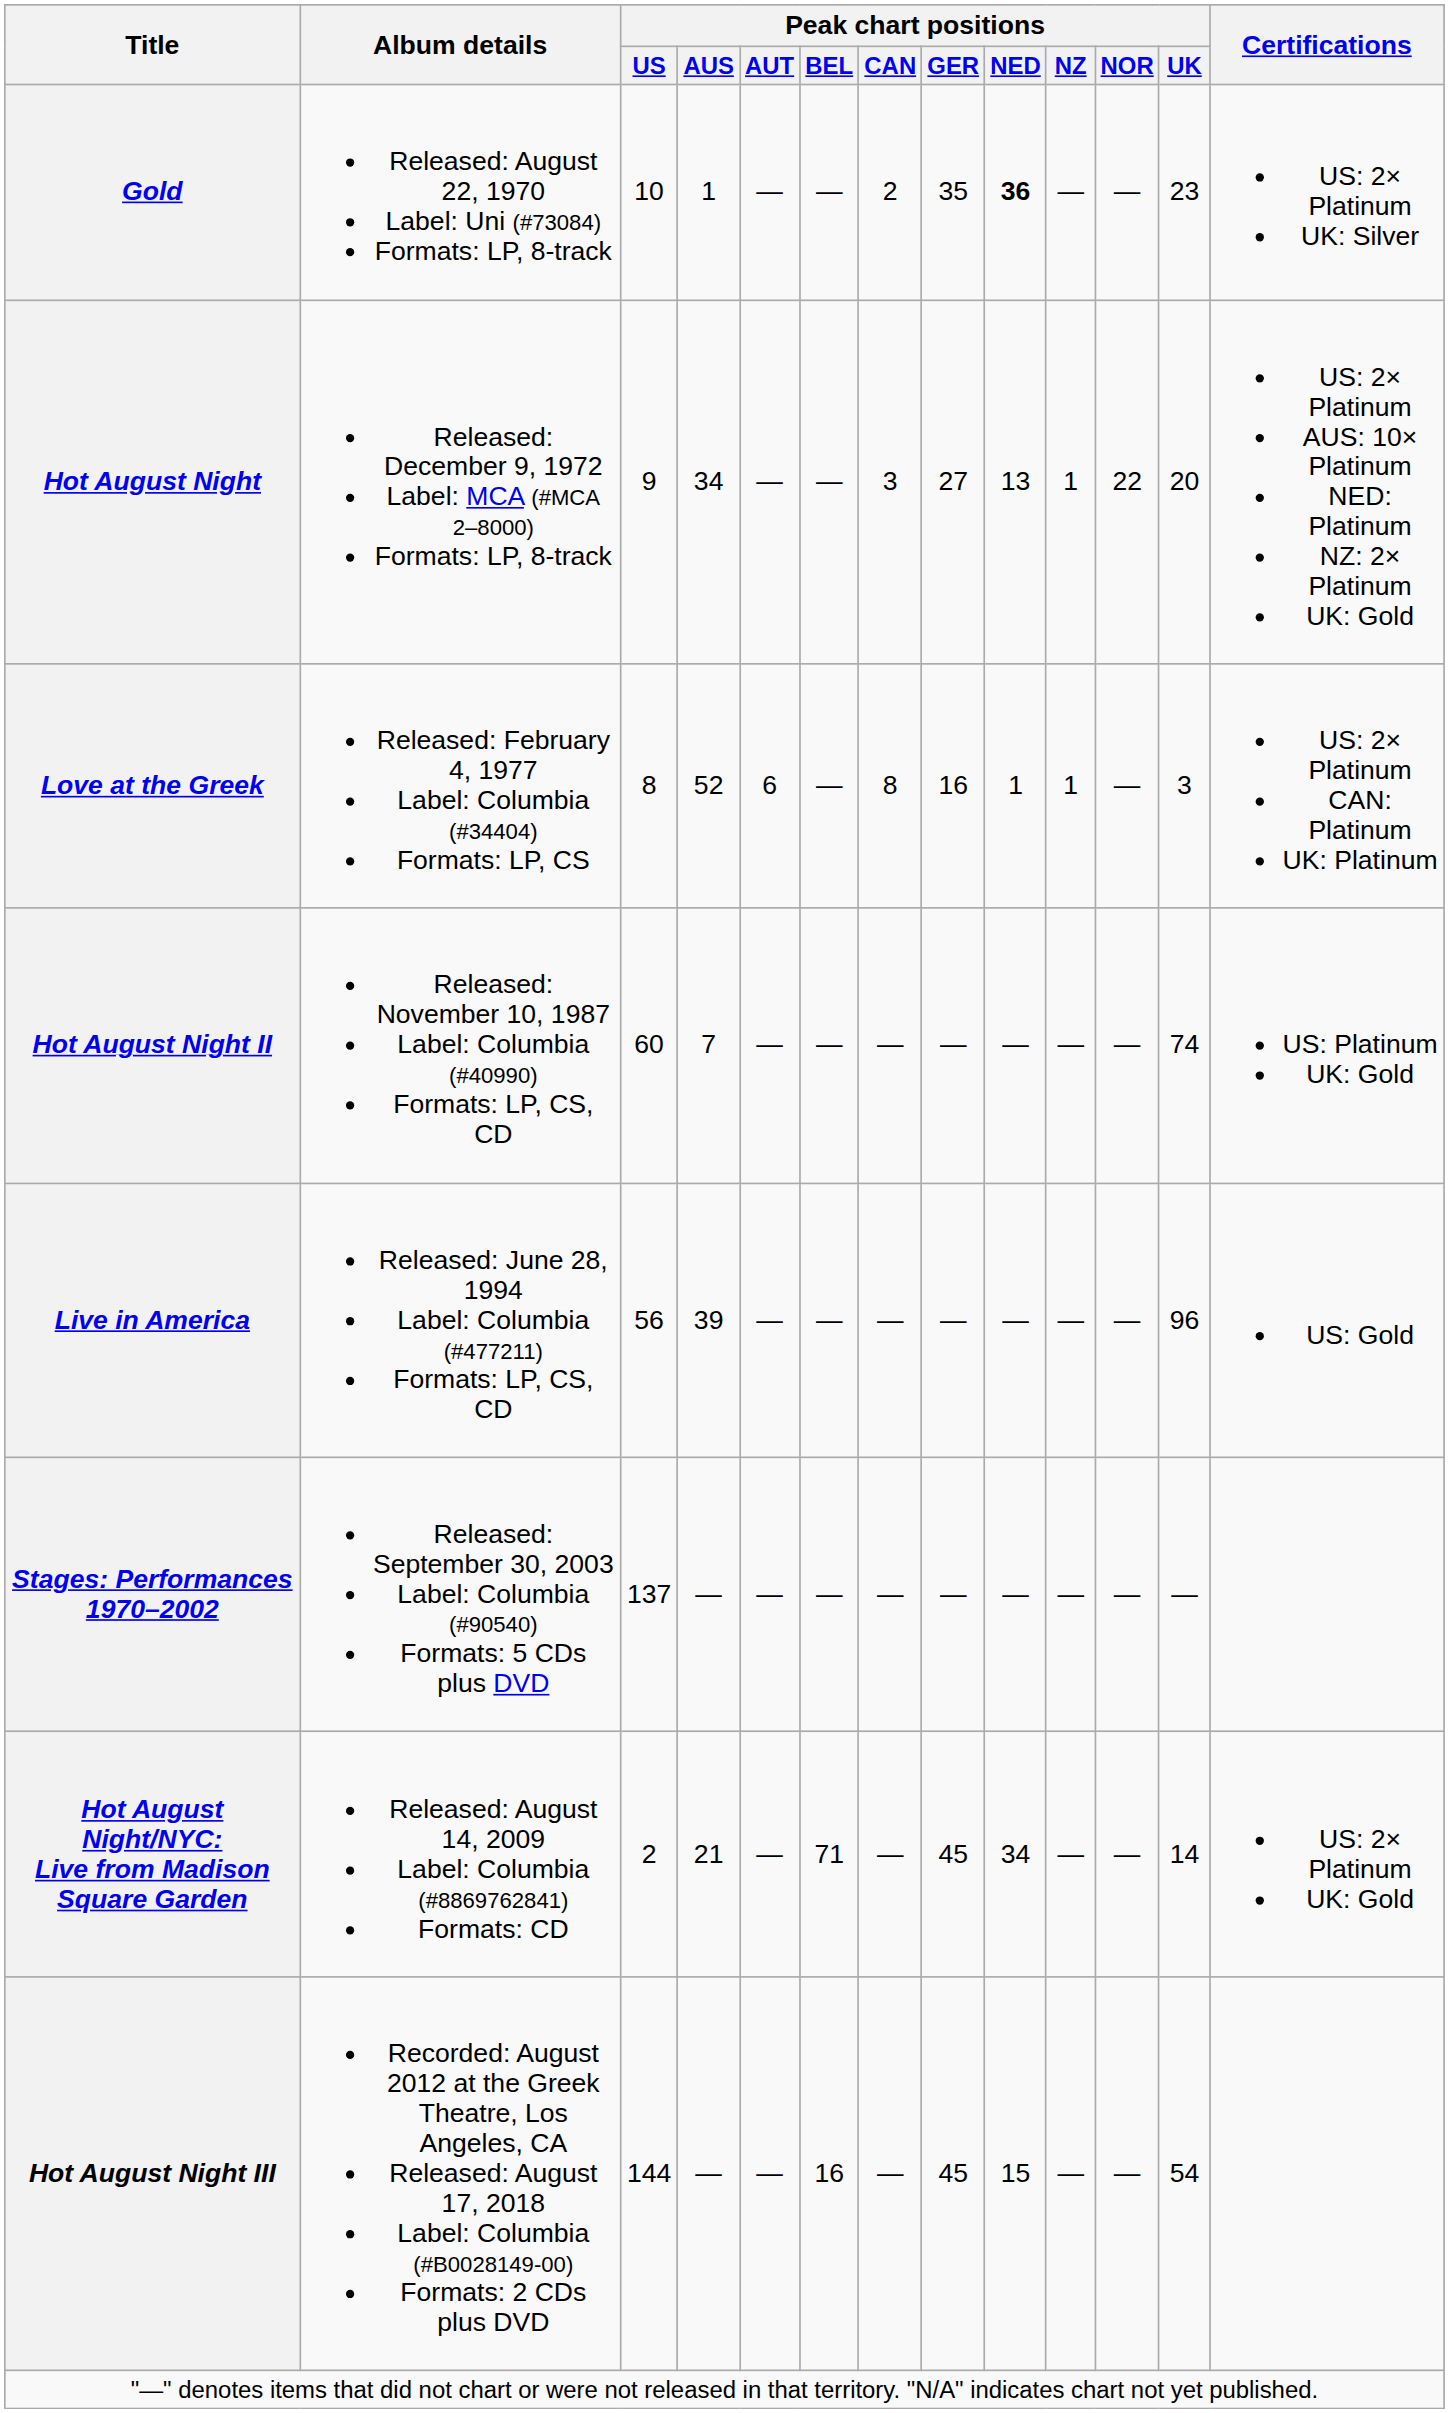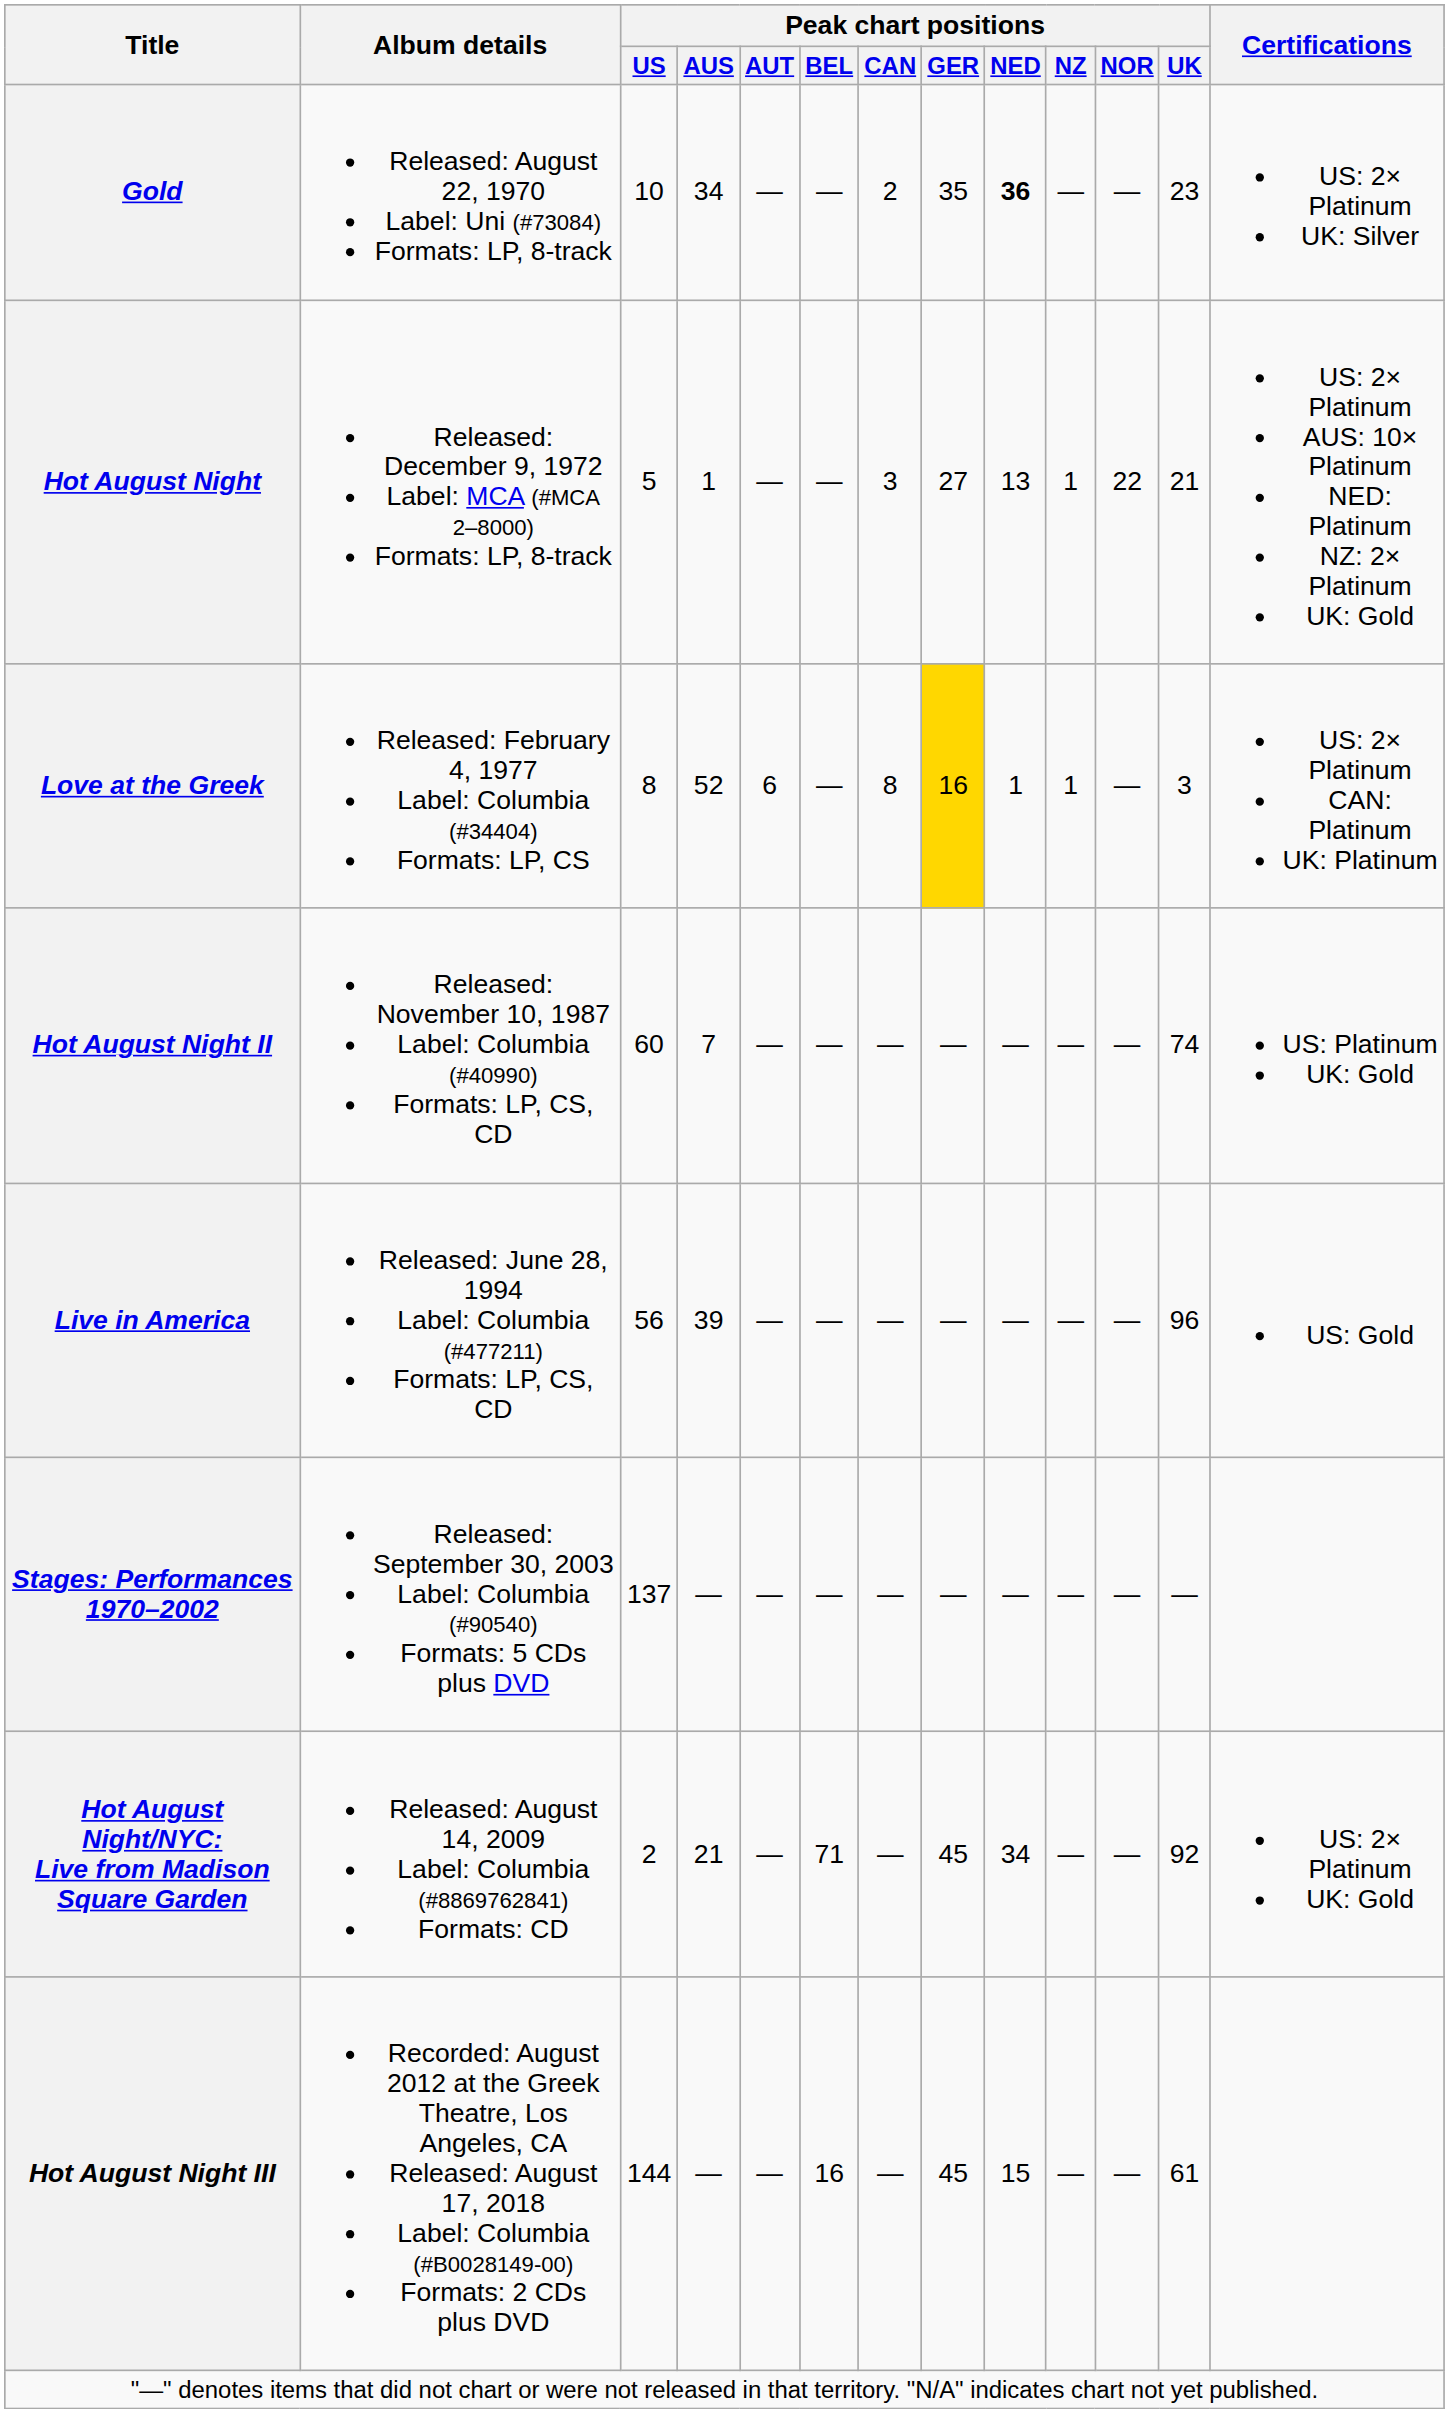(709, 191) 1 -> (709, 191) 34
(649, 481) 9 -> (649, 481) 5
(709, 481) 34 -> (709, 481) 1
(1184, 481) 20 -> (1184, 481) 21
(953, 785) no background -> (953, 785) gold background
(1184, 1853) 14 -> (1184, 1853) 92
(1184, 2173) 54 -> (1184, 2173) 61
